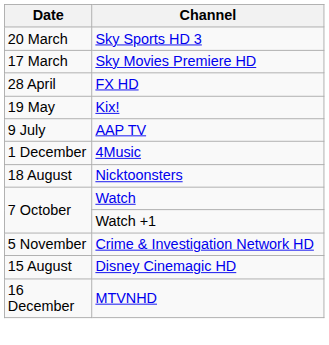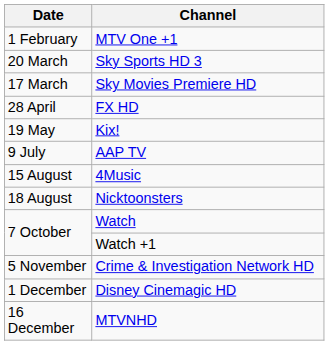+ row: (136, 38)
(47, 152) 1 December -> (40, 175) 15 August
(40, 267) 15 August -> (47, 289) 1 December
